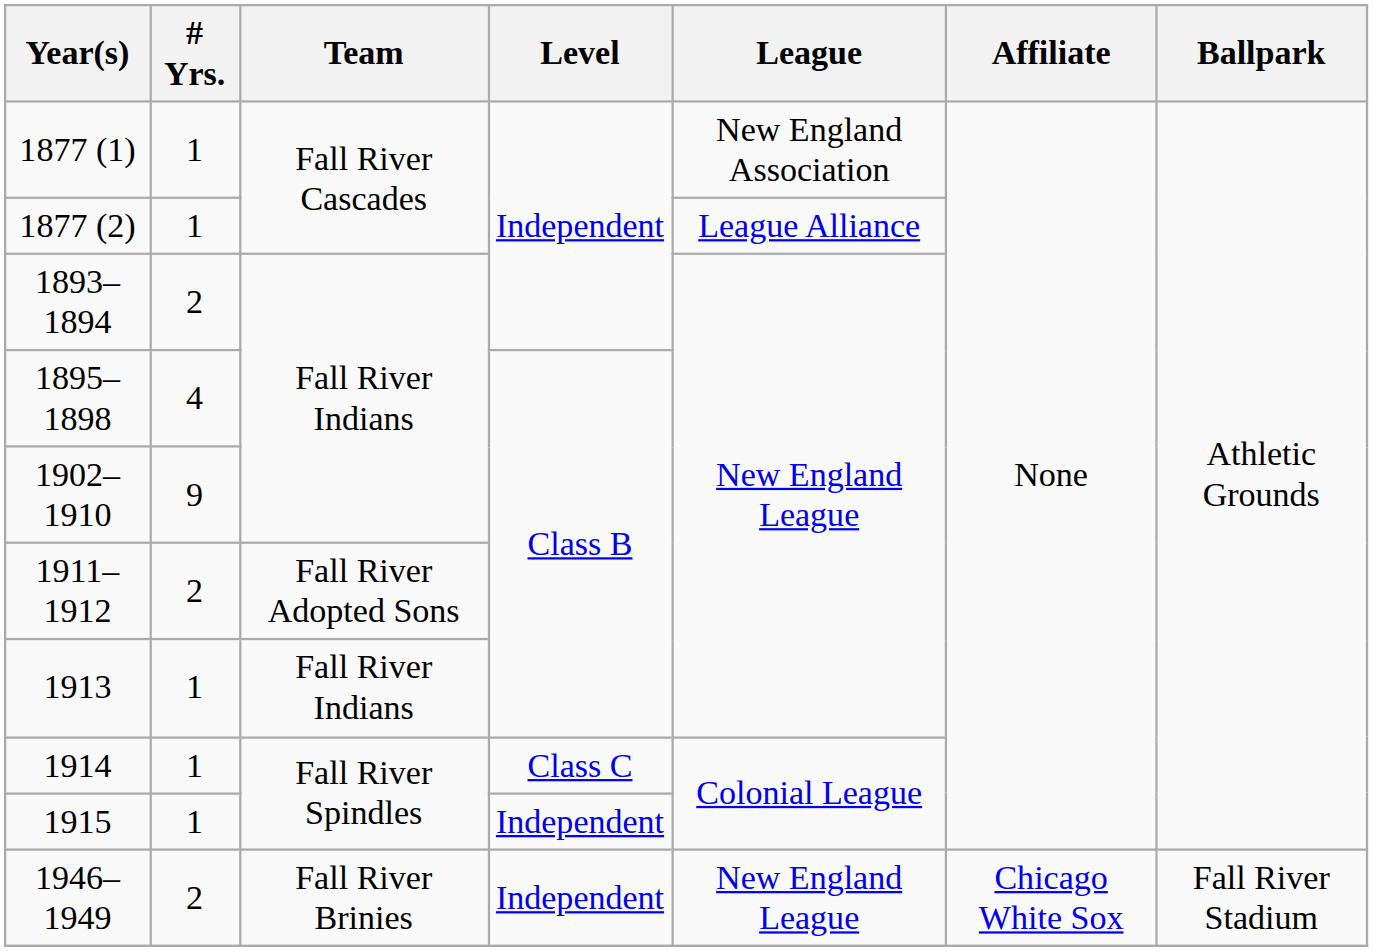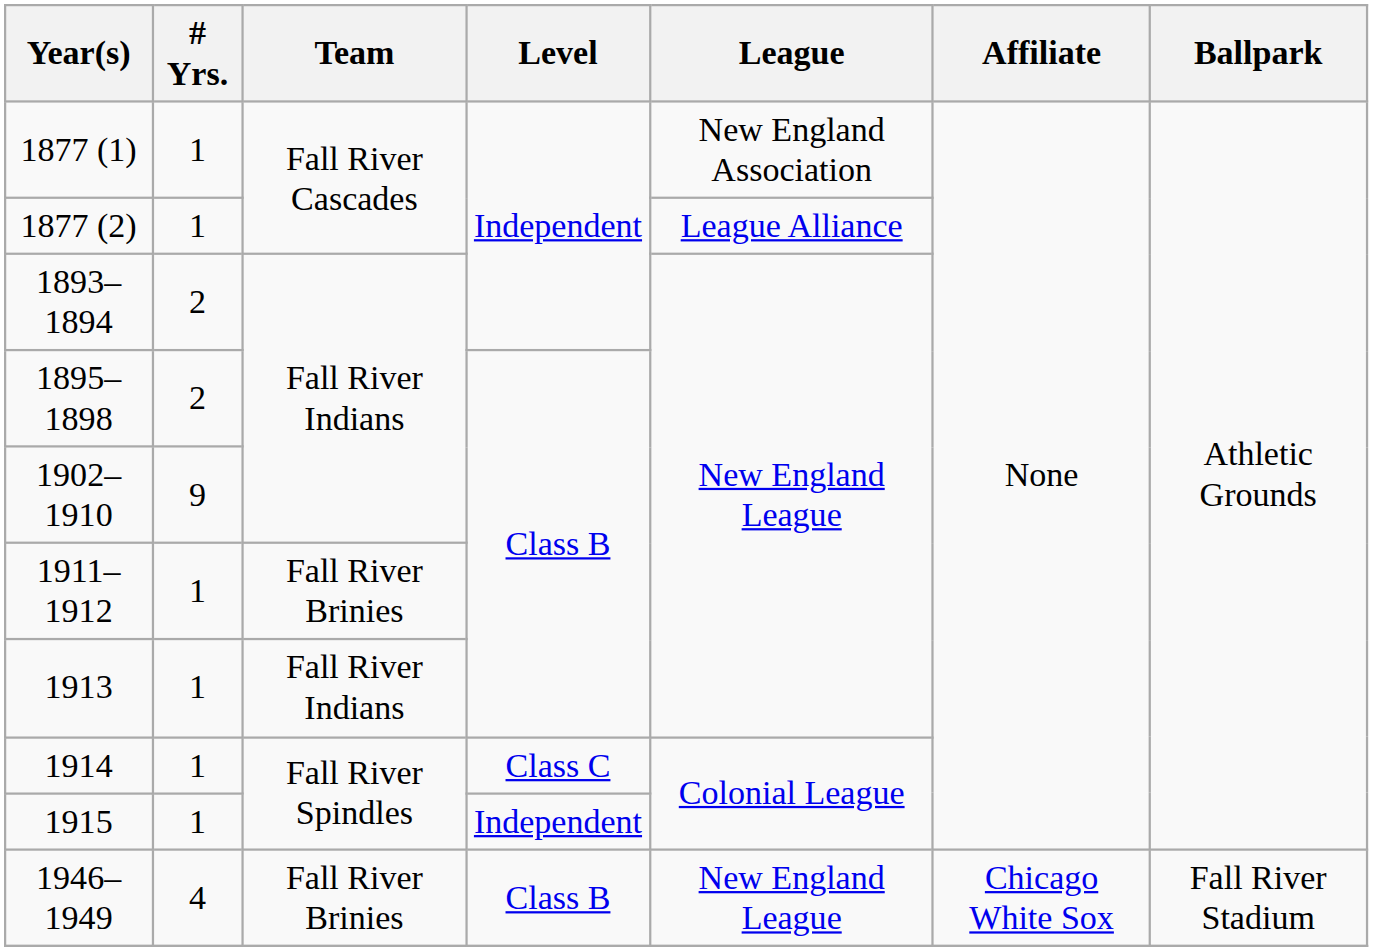(195, 398) 4 -> (197, 398) 2
(195, 591) 2 -> (197, 591) 1
(364, 591) Fall River Adopted Sons -> (354, 591) Fall River Brinies
(195, 896) 2 -> (197, 896) 4
(580, 896) Independent -> (558, 896) Class B
